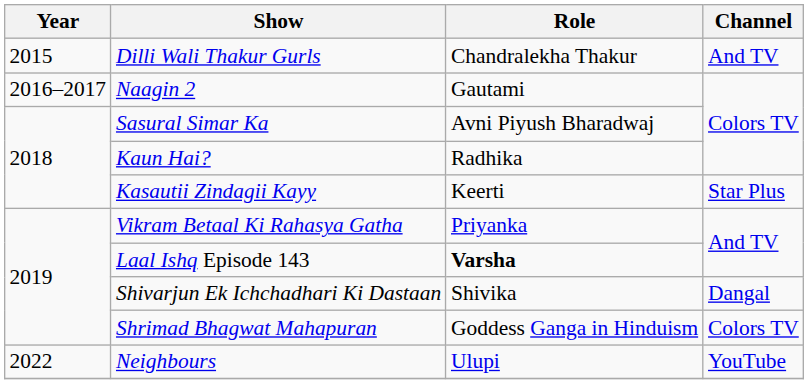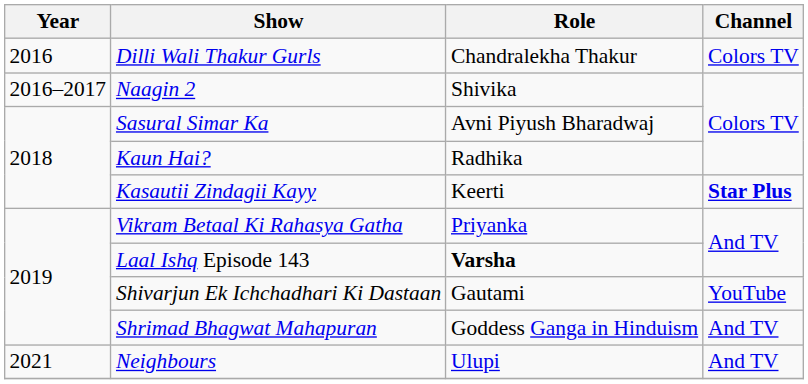(31, 55) 2015 -> (31, 55) 2016
(743, 55) And TV -> (753, 55) Colors TV
(488, 89) Gautami -> (484, 89) Shivika
(746, 191) normal -> (750, 191) bold
(484, 293) Shivika -> (488, 293) Gautami
(739, 293) Dangal -> (747, 293) YouTube
(753, 327) Colors TV -> (743, 327) And TV
(31, 361) 2022 -> (31, 361) 2021
(747, 361) YouTube -> (743, 361) And TV
